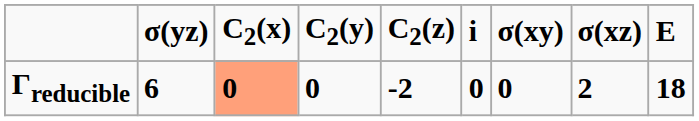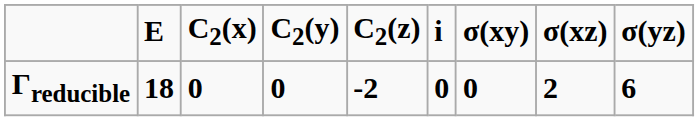columns swapped: (666, 32) <-> (176, 32)
(230, 87) lightsalmon background -> (195, 87) no background
